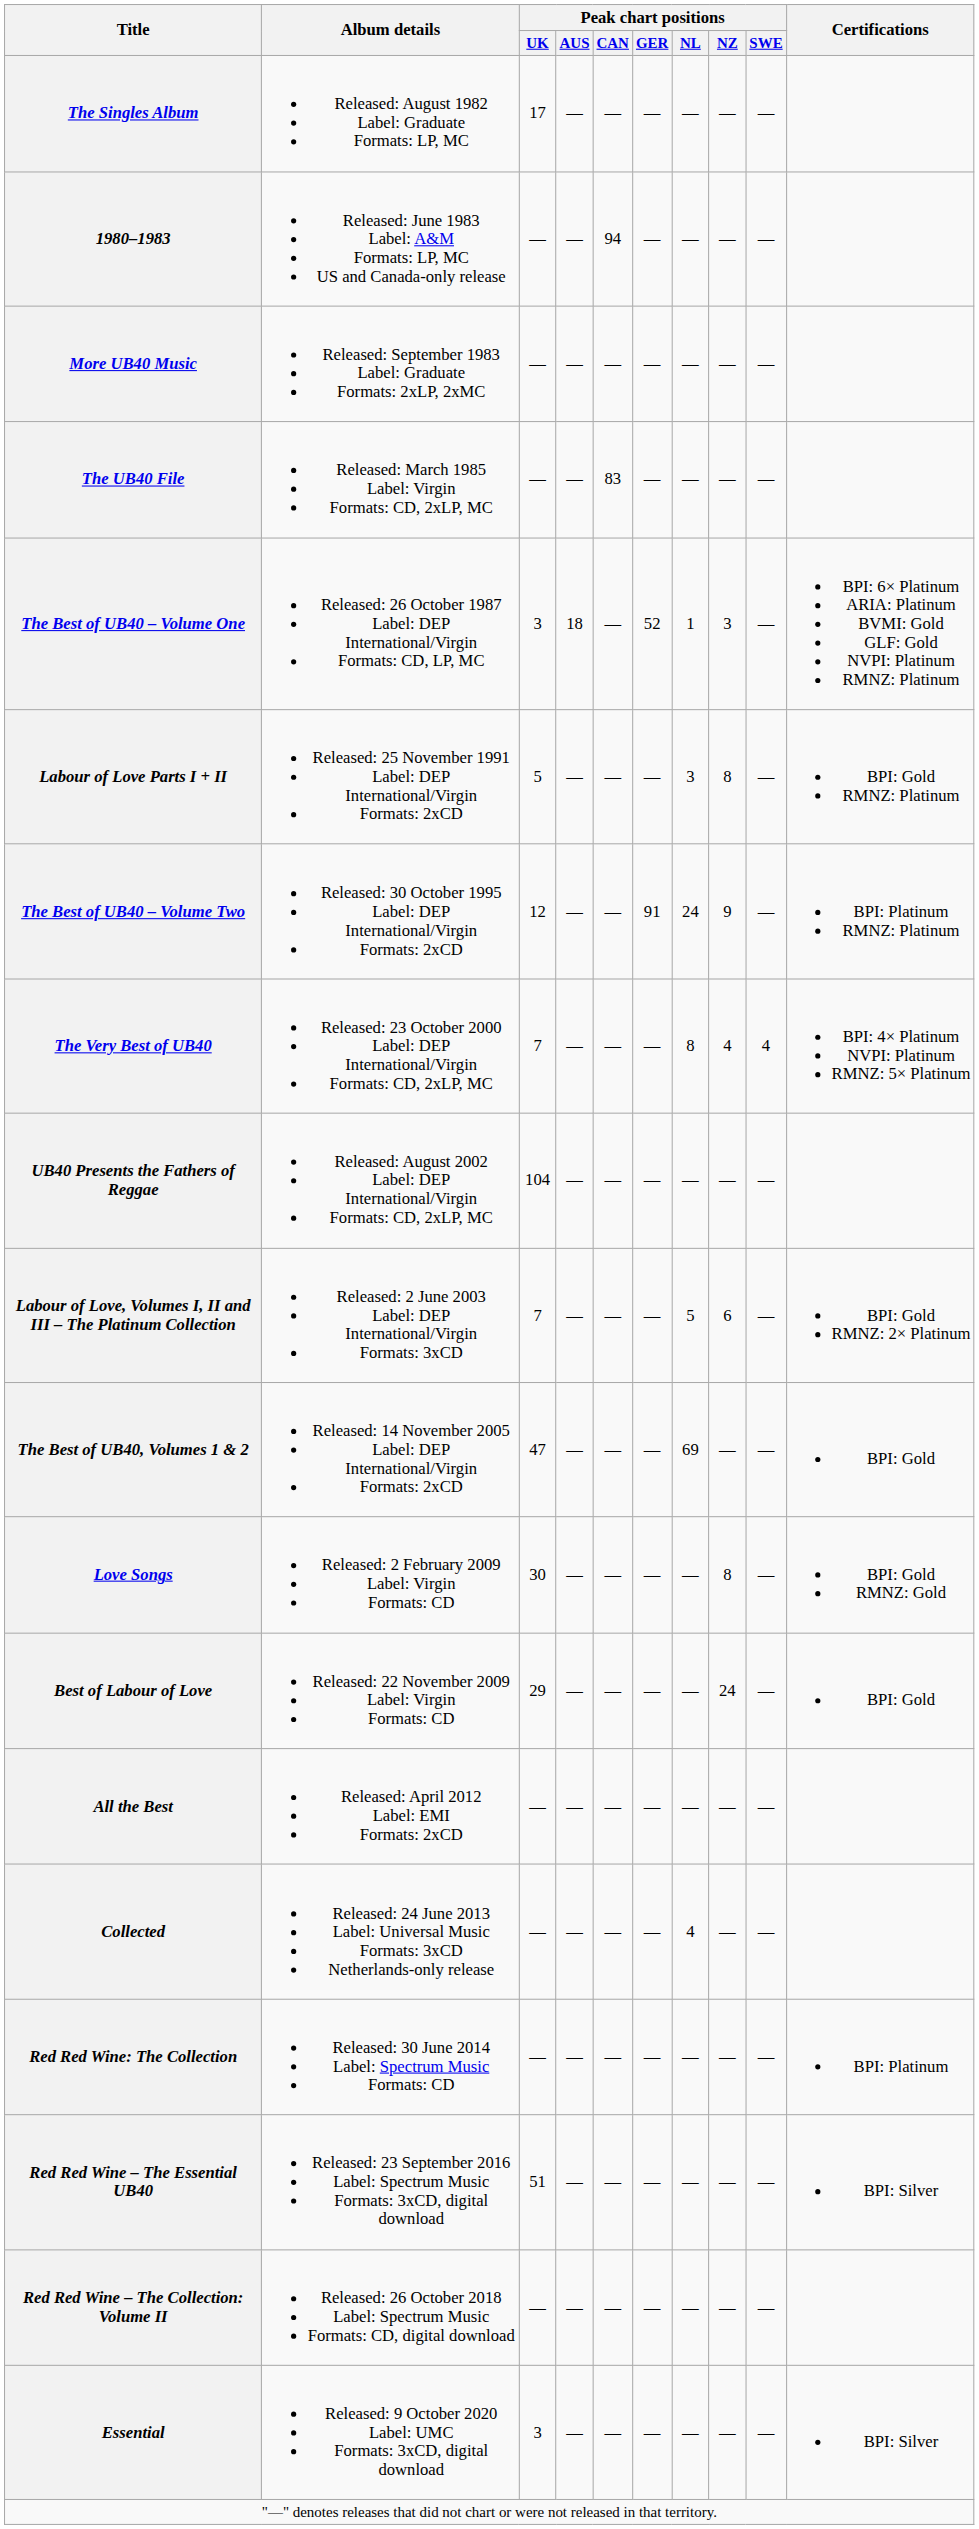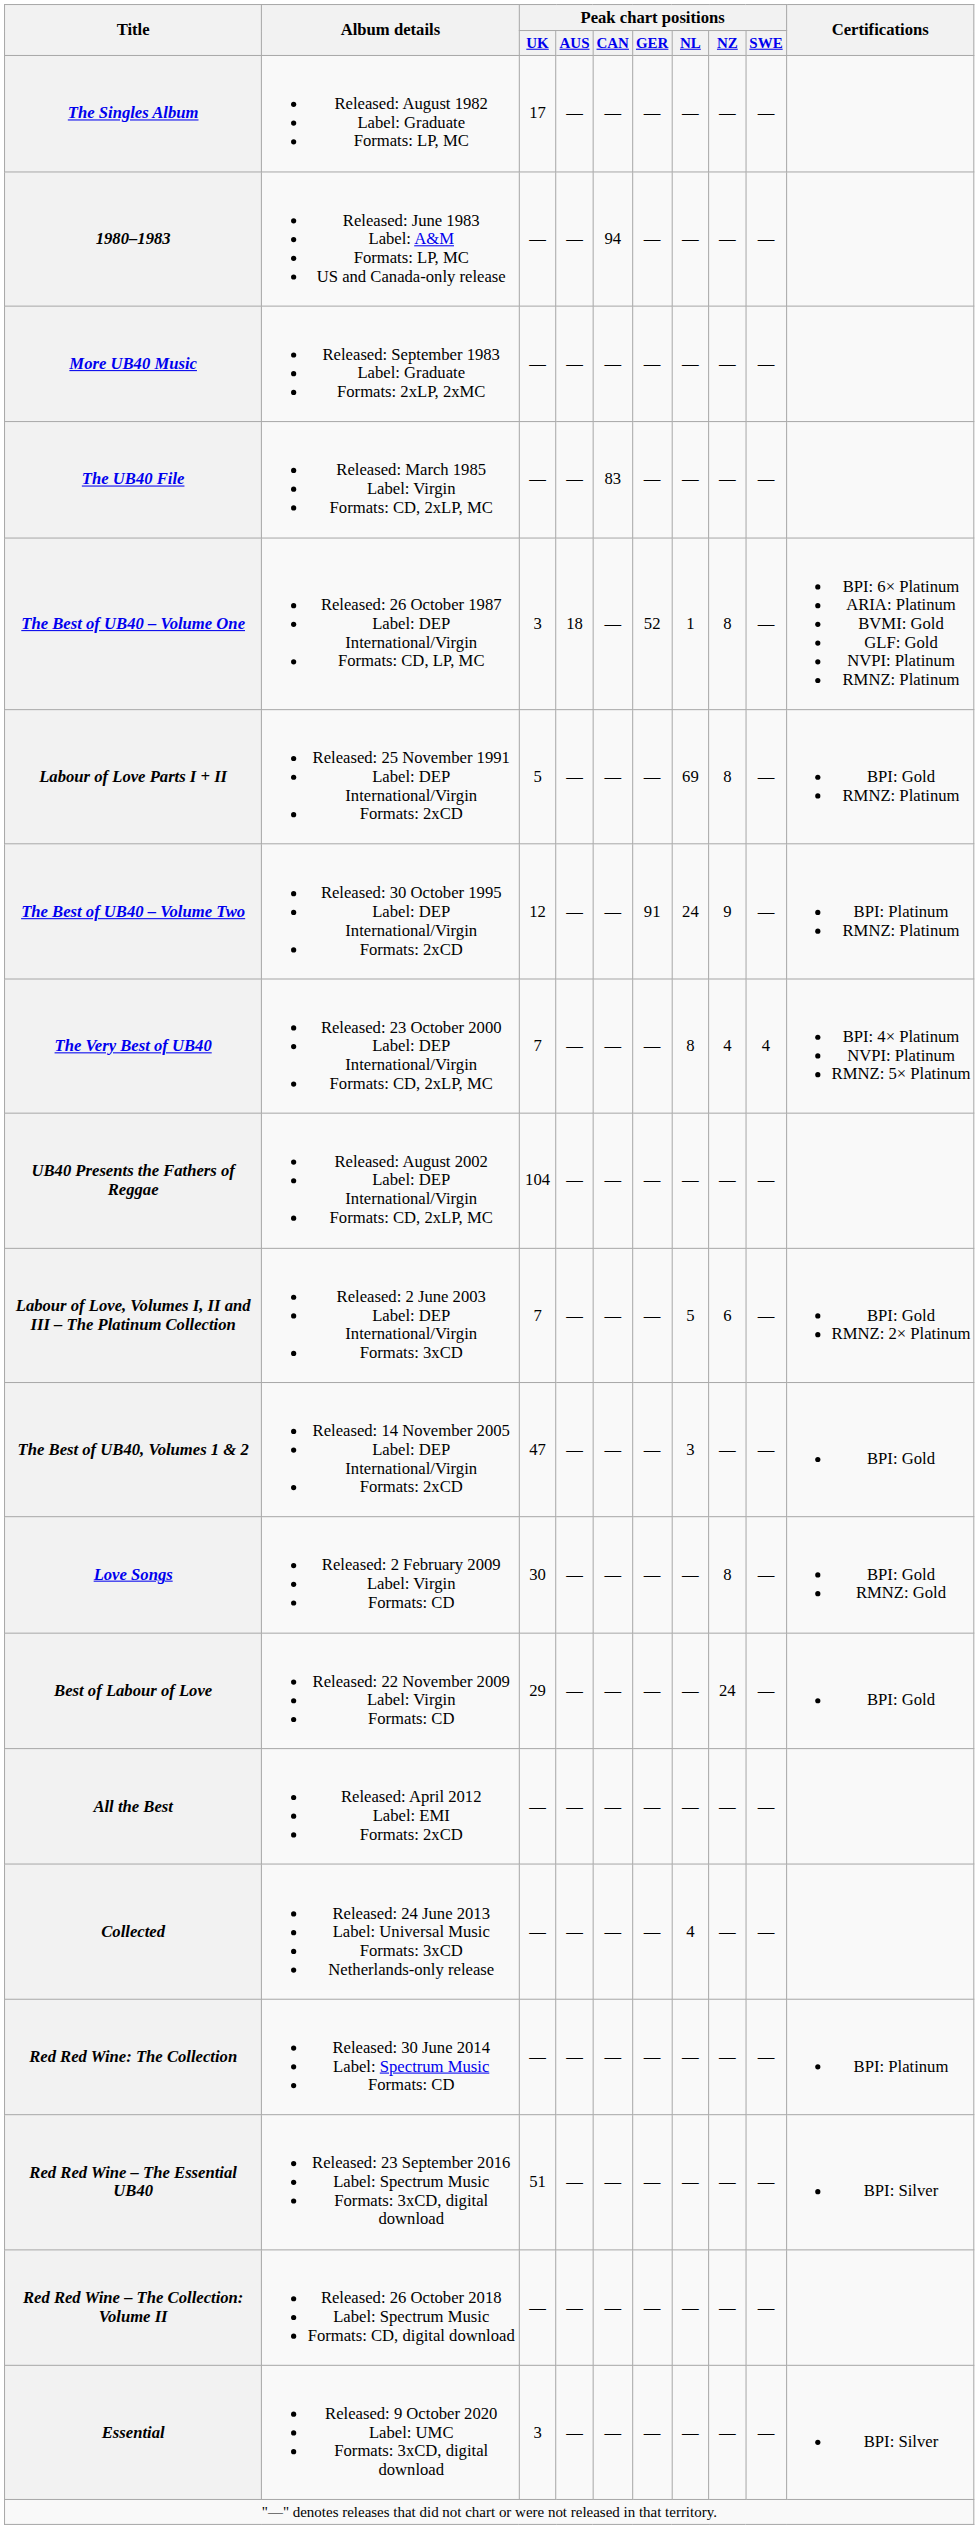(727, 623) 3 -> (727, 623) 8
(690, 776) 3 -> (690, 776) 69
(690, 1449) 69 -> (690, 1449) 3
